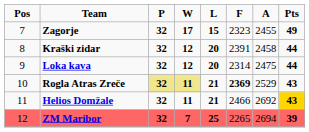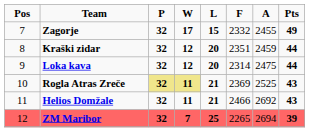(240, 31) 2323 -> (240, 31) 2332
(240, 48) 2391 -> (240, 48) 2351
(266, 48) 2458 -> (266, 48) 2459
(240, 83) bold -> (240, 83) normal
(266, 83) 2529 -> (266, 83) 2525
(292, 101) gold background -> (292, 101) no background
